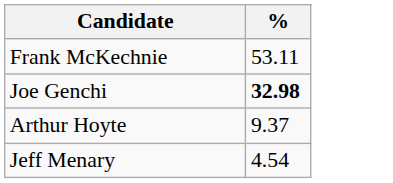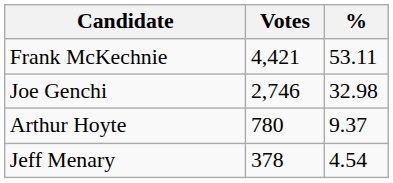+ column: (285, 21)
(275, 90) bold -> (353, 90) normal
